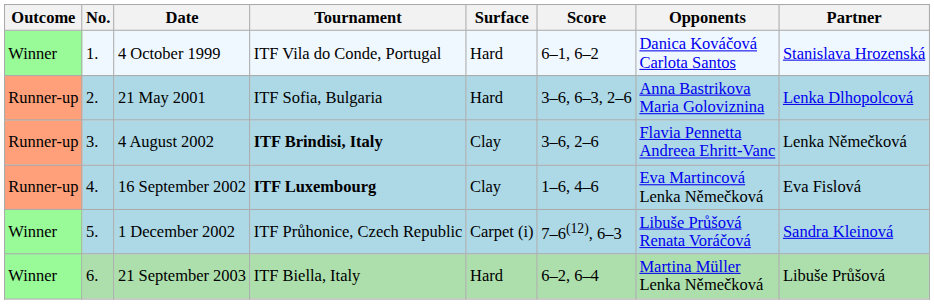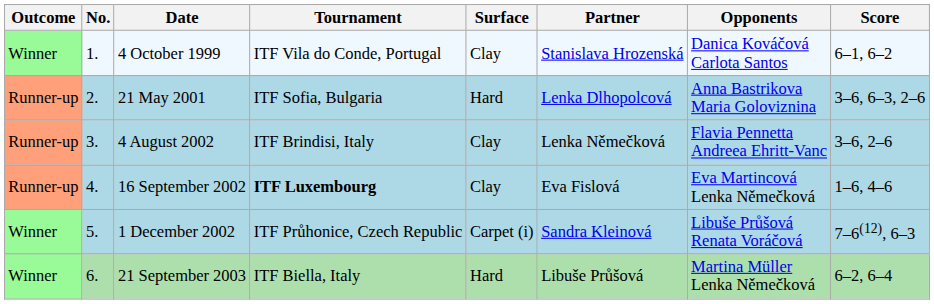columns swapped: (854, 17) <-> (586, 17)
(486, 52) Hard -> (486, 52) Clay
(318, 142) bold -> (314, 142) normal
